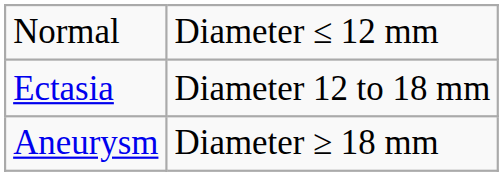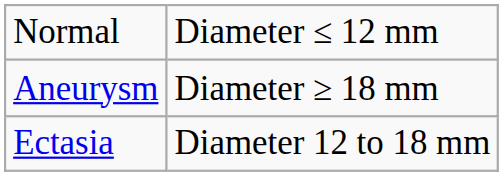rows swapped: (63, 87) <-> (86, 142)
